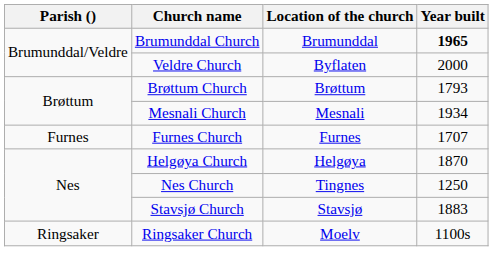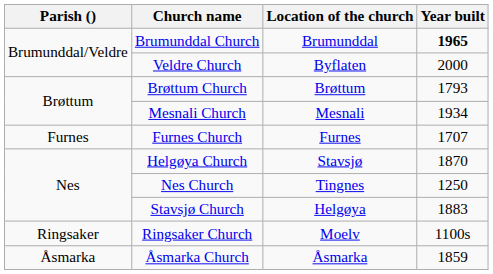(340, 161) Helgøya -> (340, 161) Stavsjø
(340, 209) Stavsjø -> (340, 209) Helgøya
+ row: (197, 257)
